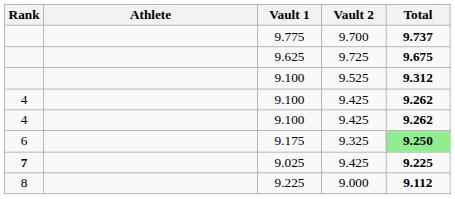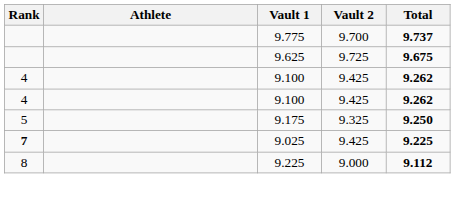- row: (289, 78)
(24, 141) 6 -> (24, 120) 5
(418, 141) lightgreen background -> (418, 120) no background
